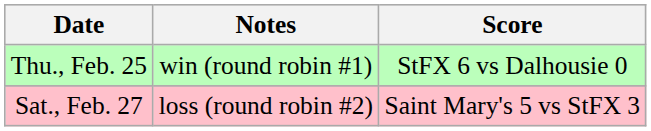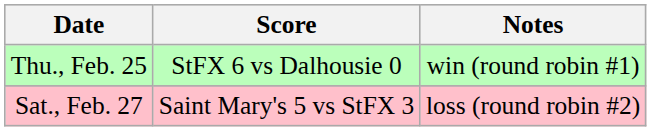columns swapped: (512, 24) <-> (266, 24)
